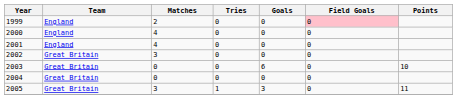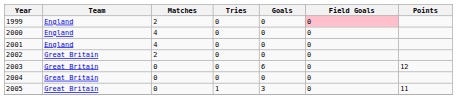(155, 55) 3 -> (155, 55) 2
(404, 66) 10 -> (404, 66) 12
(155, 89) 3 -> (155, 89) 0
